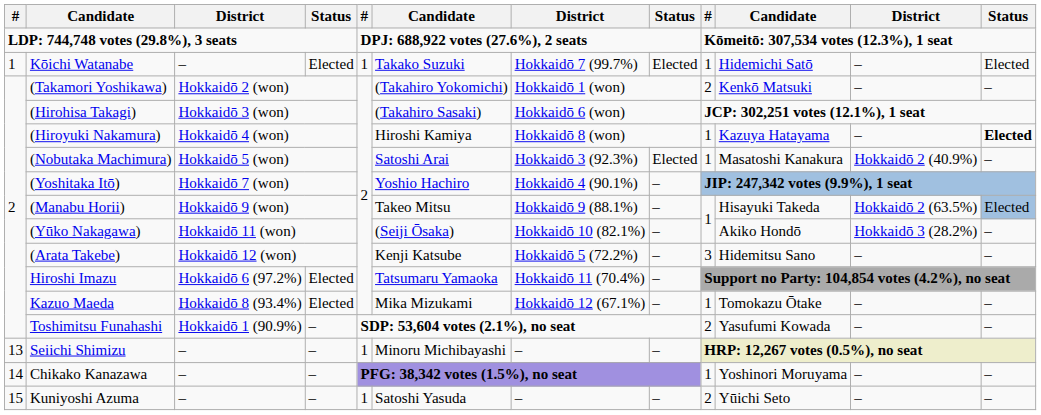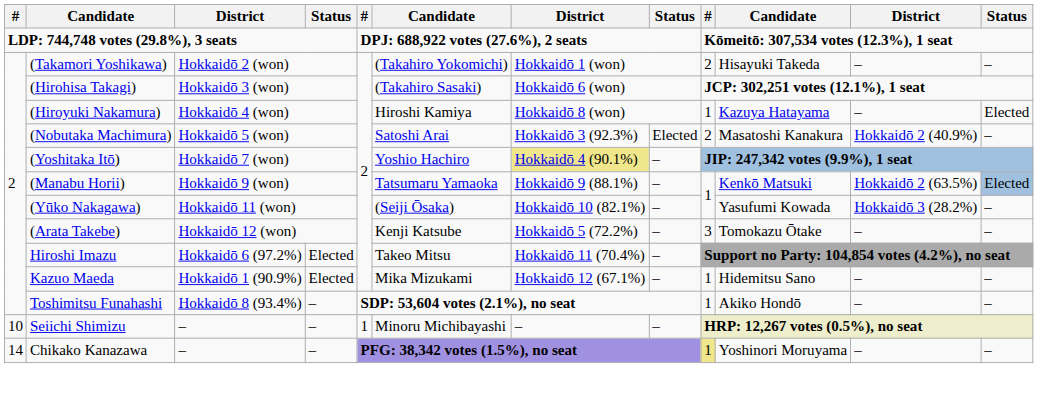- row: (82, 64)
(765, 87) Kenkō Matsuki -> (769, 64) Hisayuki Takeda
(1008, 135) bold -> (1007, 111) normal
(708, 159) 1 -> (708, 135) 2
(576, 183) no background -> (576, 159) khaki background
(413, 207) Takeo Mitsu -> (436, 183) Tatsumaru Yamaoka
(769, 207) Hisayuki Takeda -> (765, 183) Kenkō Matsuki
(760, 231) Akiko Hondō -> (775, 207) Yasufumi Kowada
(767, 254) Hidemitsu Sano -> (770, 231) Tomokazu Ōtake
(436, 278) Tatsumaru Yamaoka -> (413, 254) Takeo Mitsu
(240, 302) Hokkaidō 8 (93.4%) -> (240, 278) Hokkaidō 1 (90.9%)
(770, 302) Tomokazu Ōtake -> (767, 278) Hidemitsu Sano
(240, 326) Hokkaidō 1 (90.9%) -> (240, 302) Hokkaidō 8 (93.4%)
(708, 326) 2 -> (708, 302) 1
(775, 326) Yasufumi Kowada -> (760, 302) Akiko Hondō
(15, 350) 13 -> (15, 326) 10
(708, 374) no background -> (708, 350) khaki background
- row: (84, 398)
